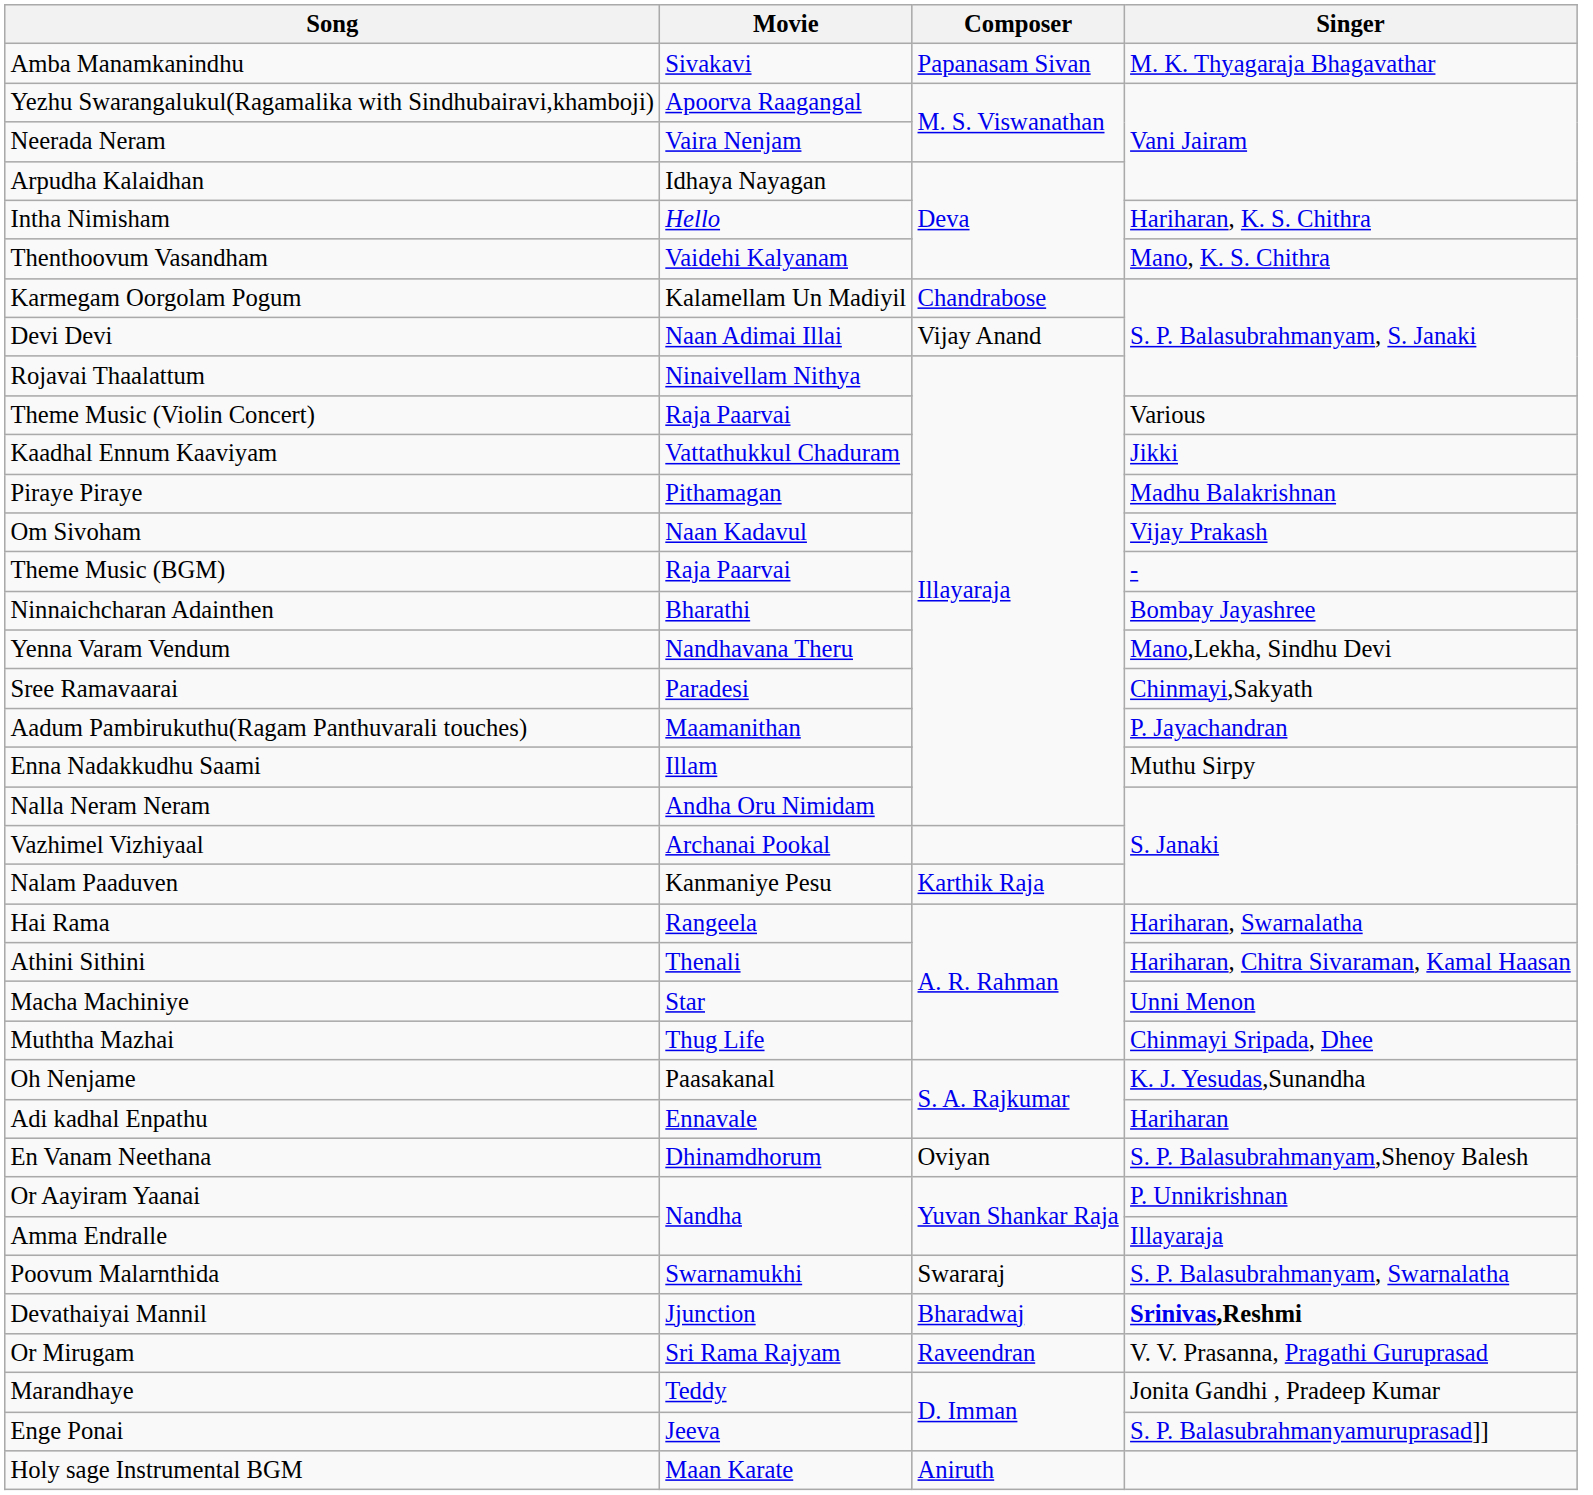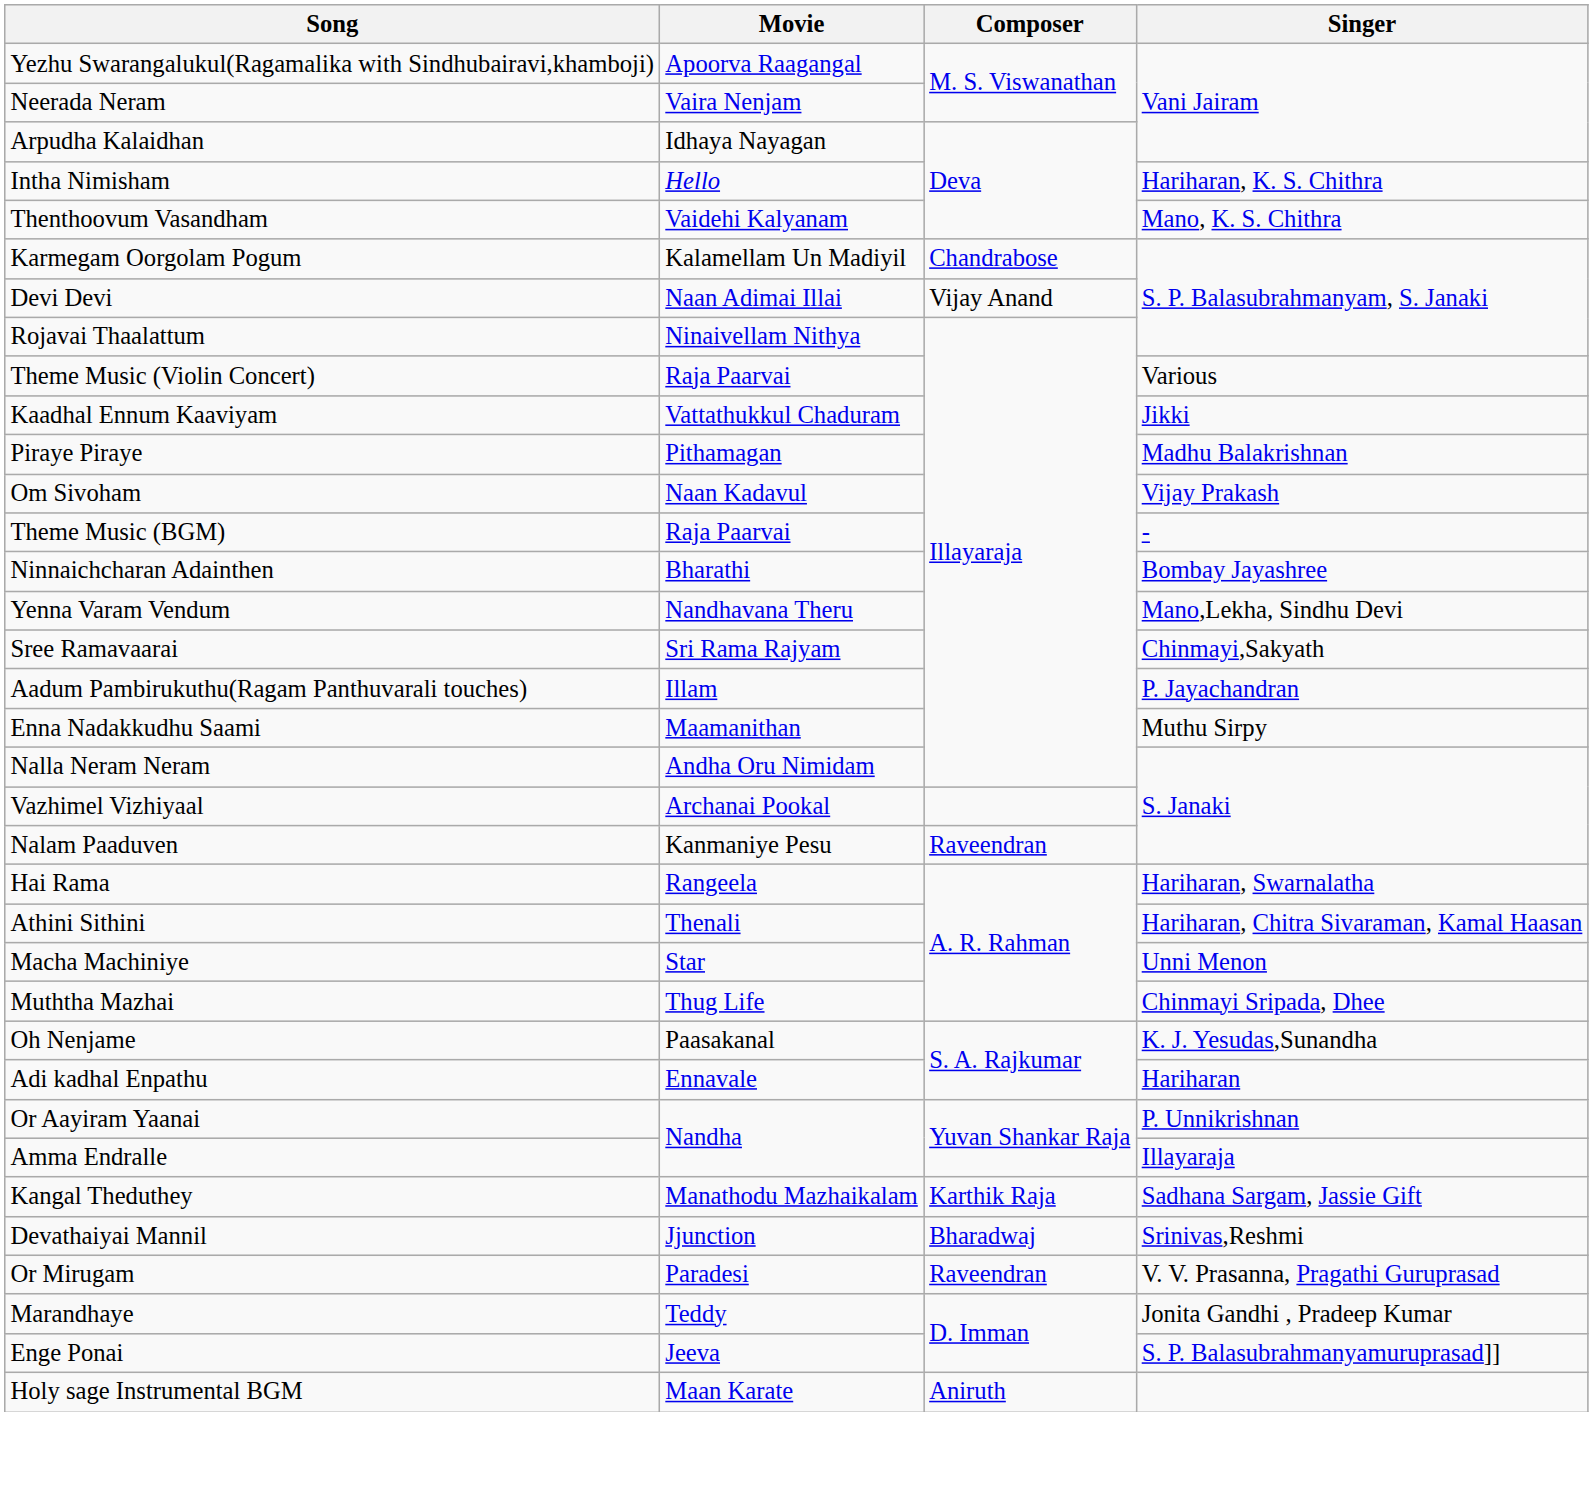- row: (127, 63)
(707, 688) Paradesi -> (753, 649) Sri Rama Rajyam
(733, 727) Maamanithan -> (691, 688) Illam
(691, 766) Illam -> (733, 727) Maamanithan
(981, 883) Karthik Raja -> (988, 844) Raveendran
- row: (111, 1157)
- row: (115, 1274)
+ row: (102, 1196)
(1216, 1313) bold -> (1223, 1235) normal
(753, 1352) Sri Rama Rajyam -> (707, 1274) Paradesi
